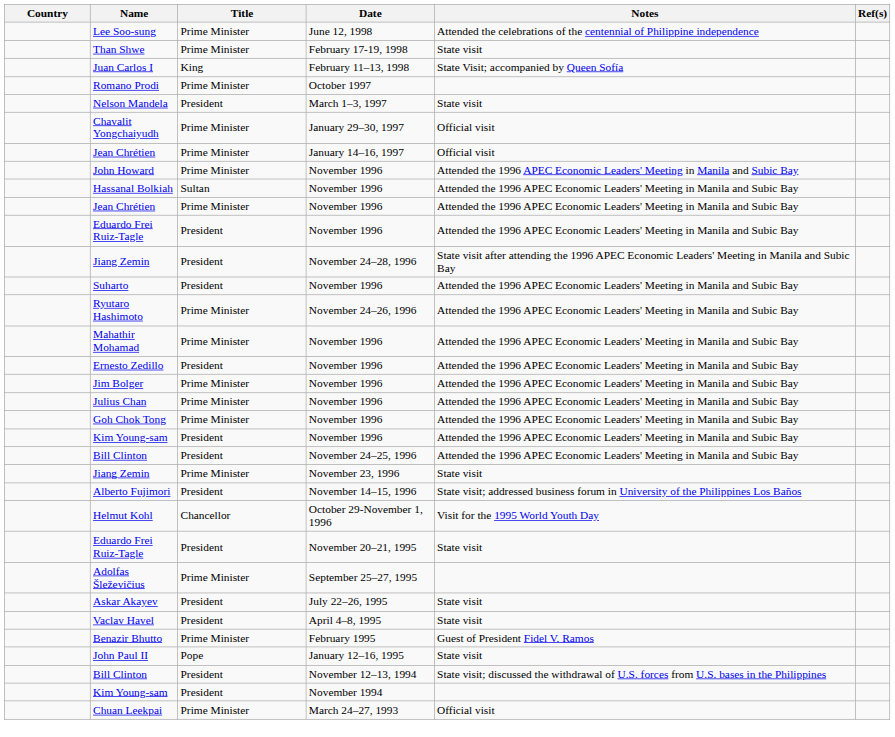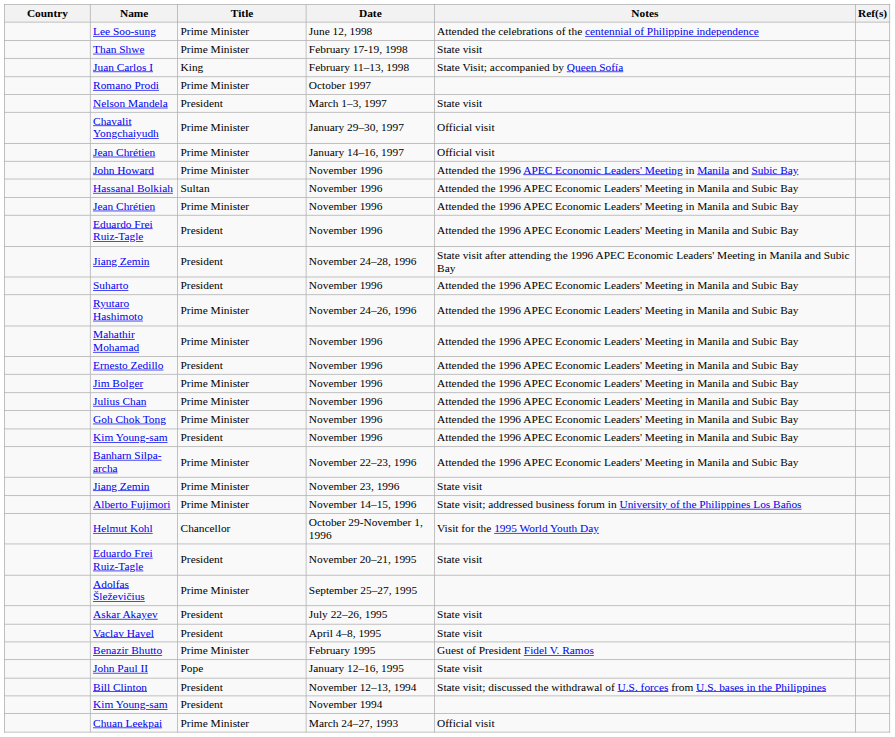+ row: (127, 462)
- row: (120, 455)
(202, 491) President -> (215, 504) Prime Minister
